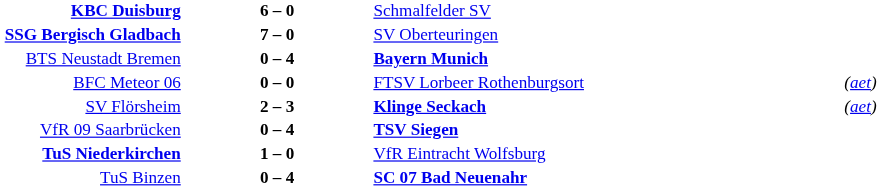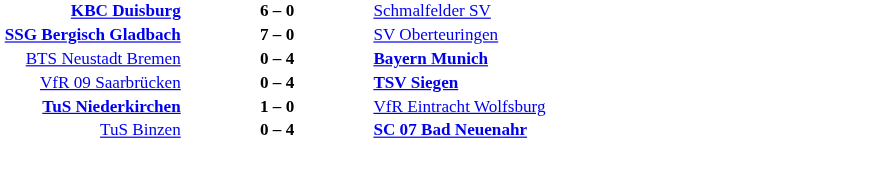- row: (127, 82)
- row: (133, 106)
